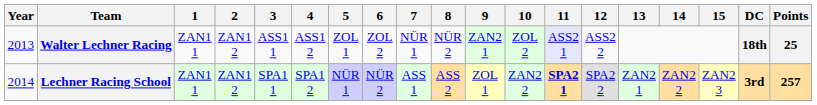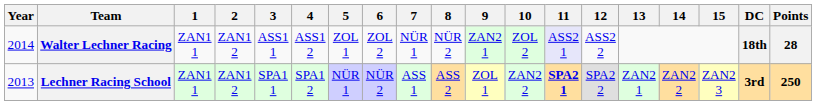(21, 44) 2013 -> (21, 44) 2014
(791, 44) 25 -> (791, 44) 28
(21, 81) 2014 -> (21, 81) 2013
(791, 81) 257 -> (791, 81) 250
